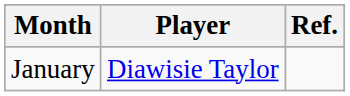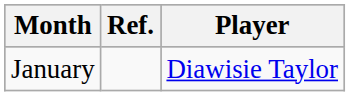columns swapped: (193, 25) <-> (314, 25)
